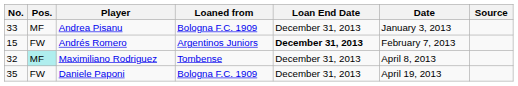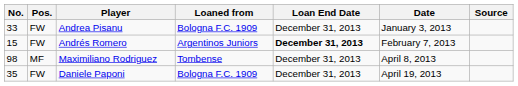(37, 28) MF -> (37, 28) FW
(12, 58) 32 -> (12, 58) 98
(37, 58) paleturquoise background -> (37, 58) no background
